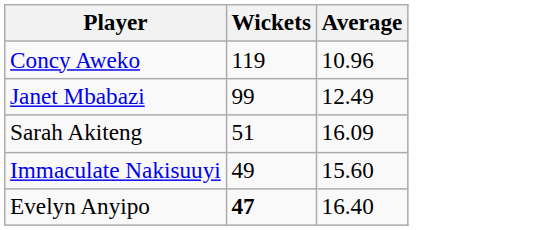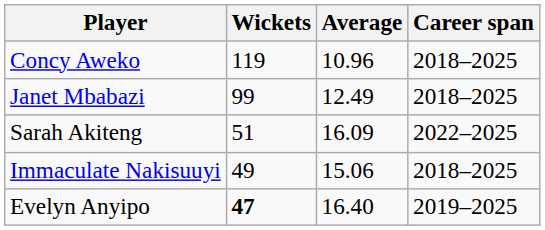+ column: (474, 22)
(348, 170) 15.60 -> (348, 170) 15.06
